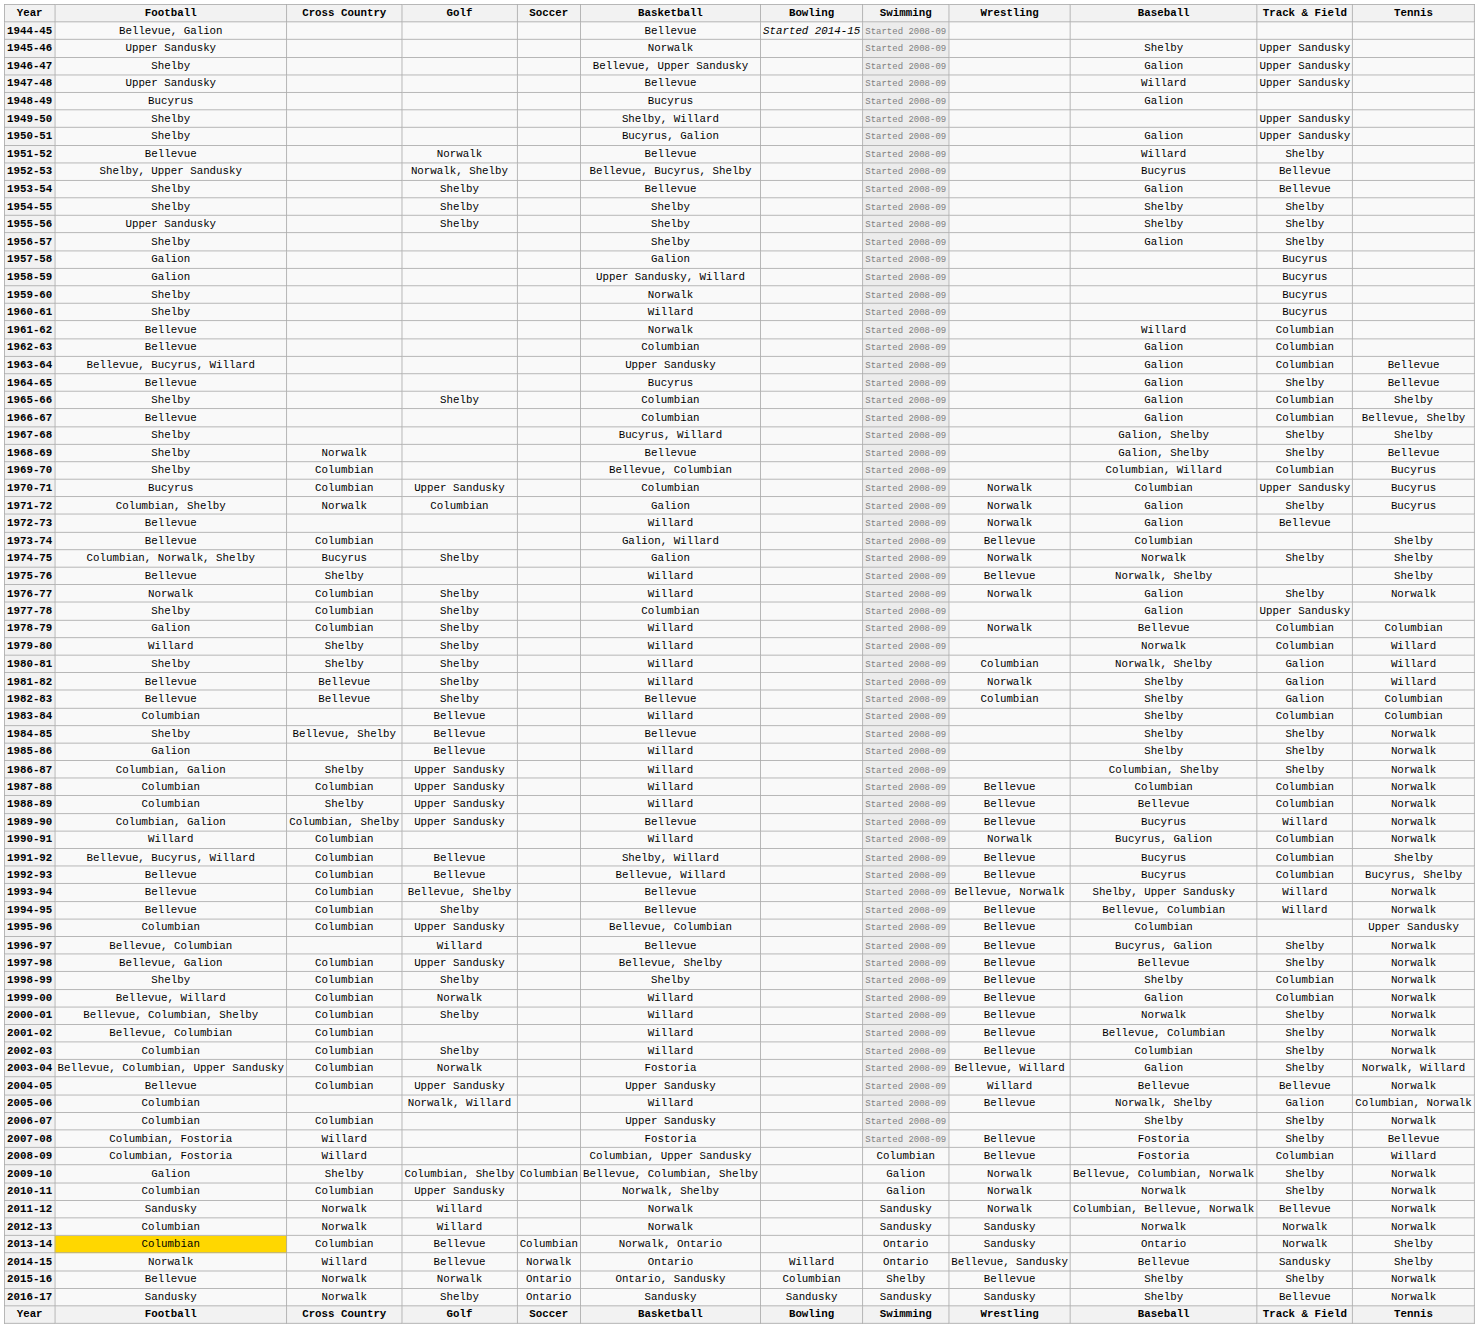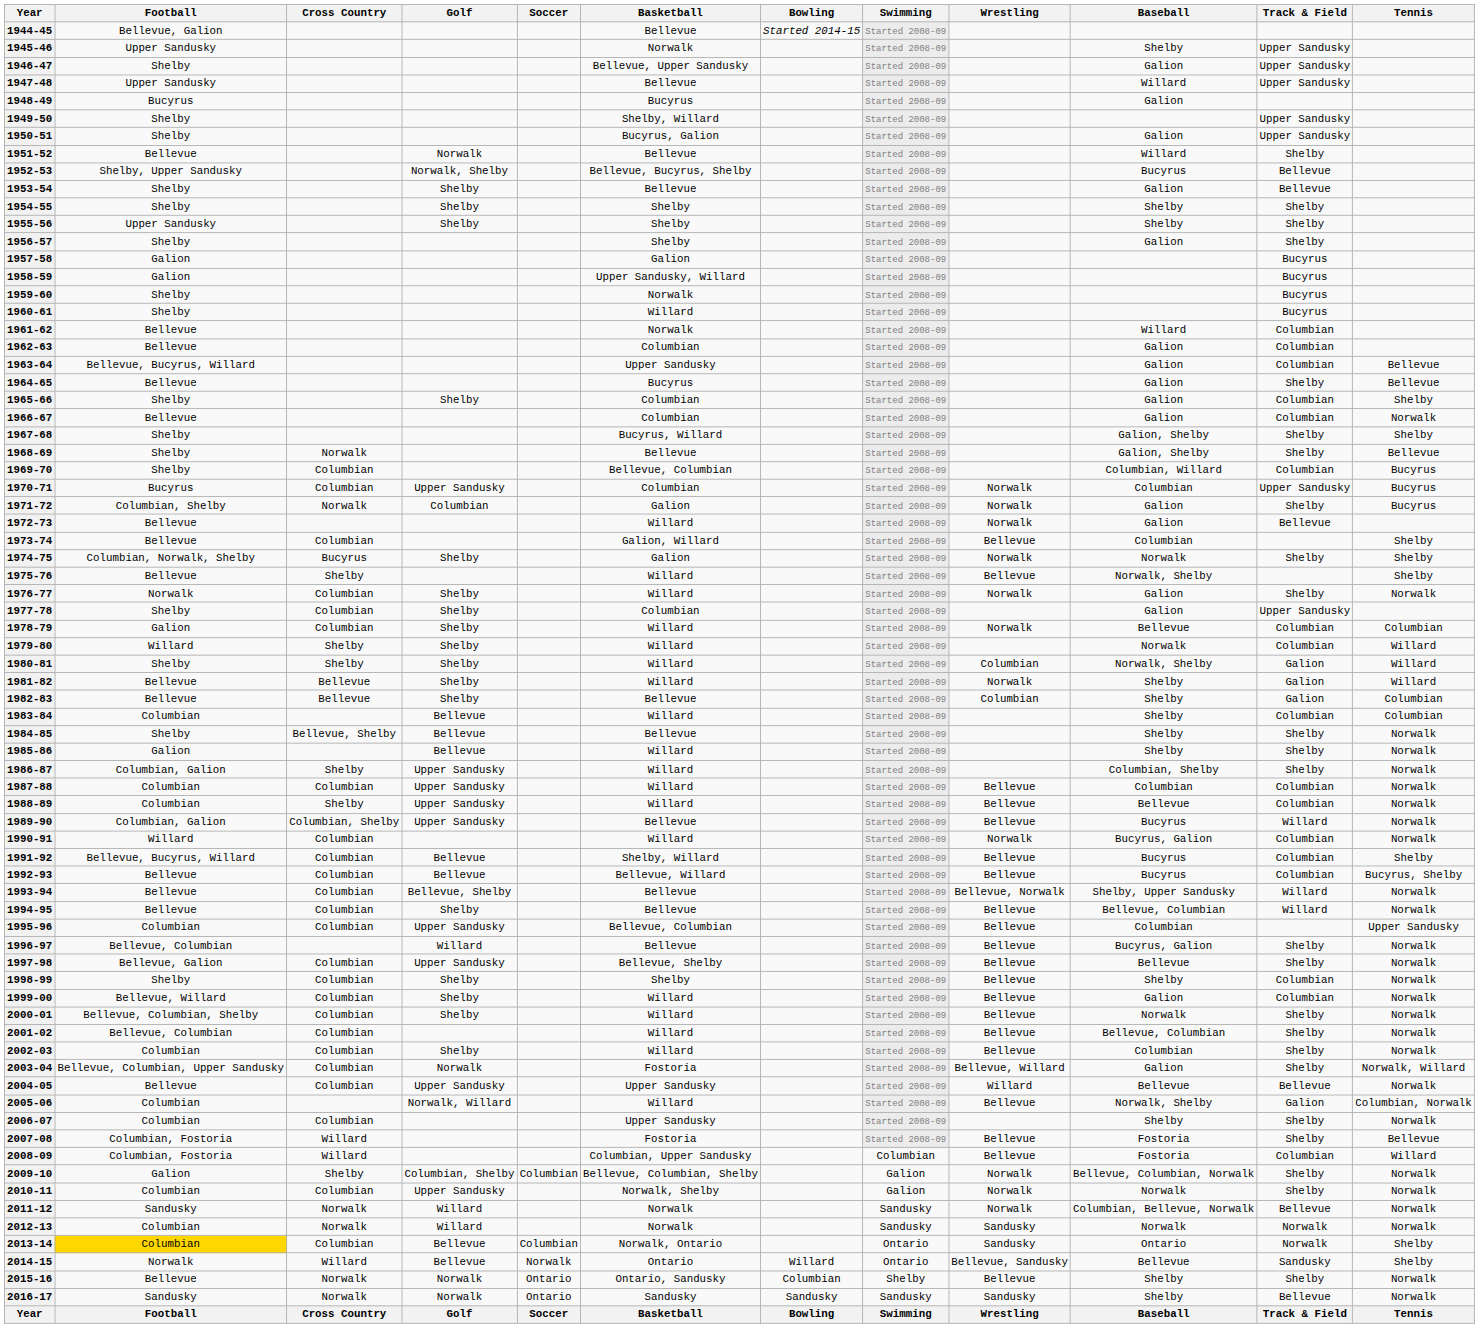(1414, 418) Bellevue, Shelby -> (1414, 418) Norwalk
(459, 998) Norwalk -> (459, 998) Shelby
(459, 1297) Shelby -> (459, 1297) Norwalk
